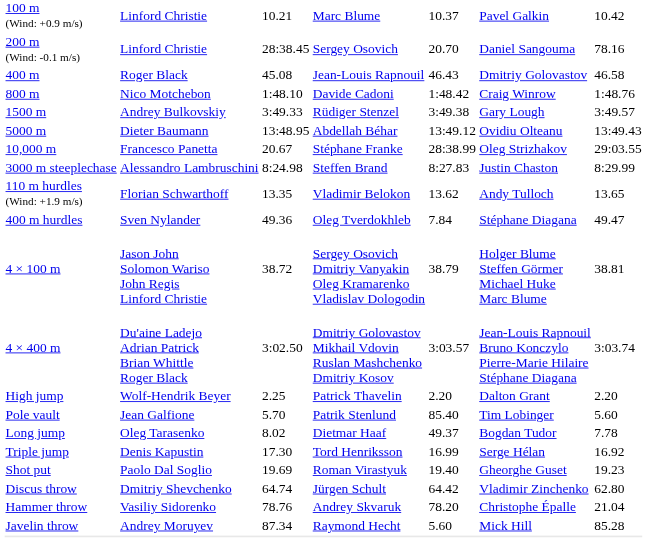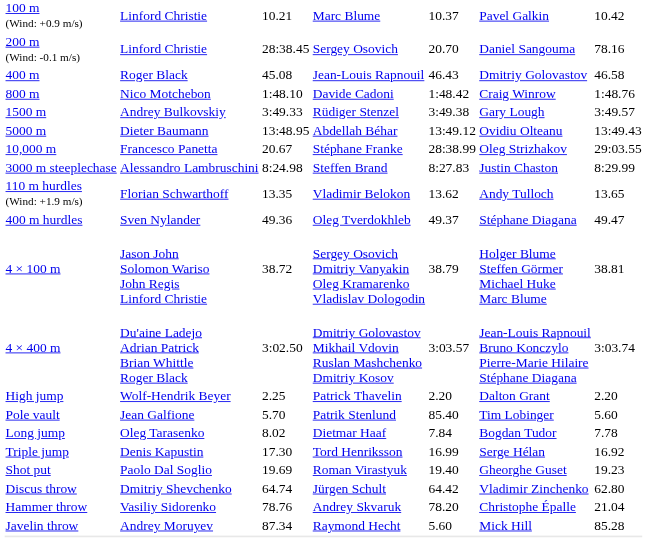(440, 219) 7.84 -> (444, 219) 49.37
(444, 433) 49.37 -> (440, 433) 7.84
